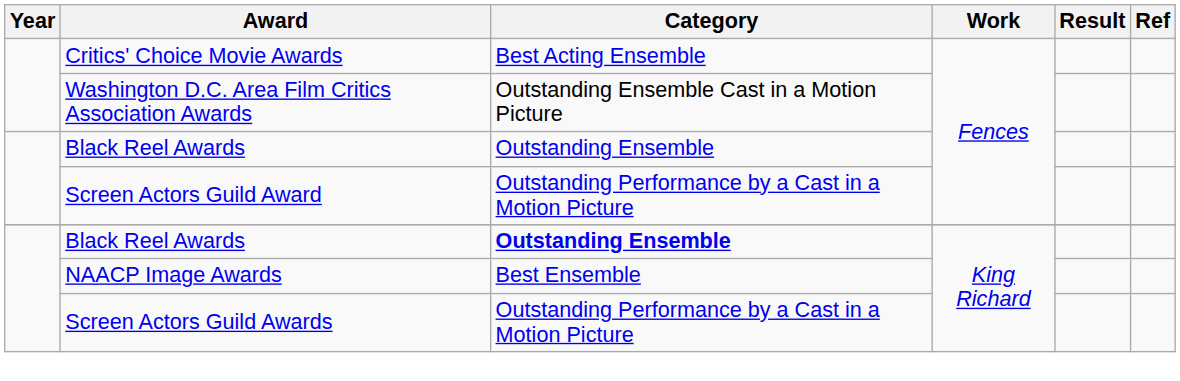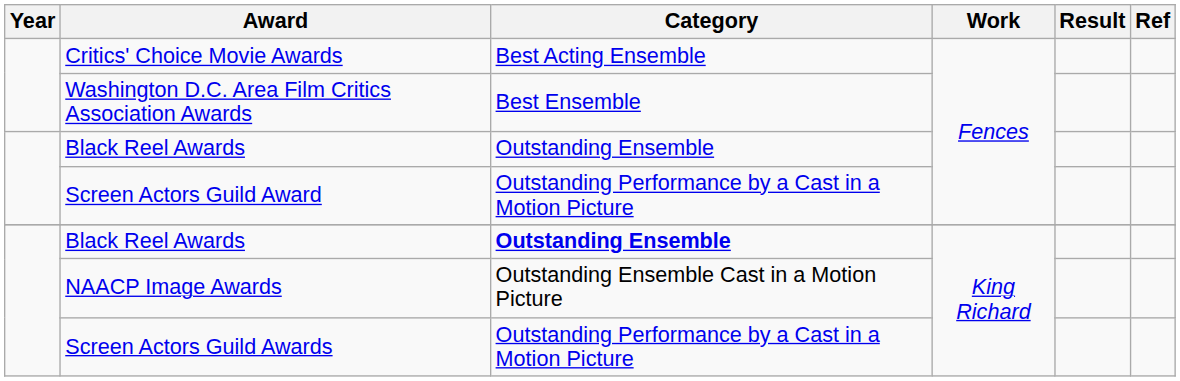(686, 102) Outstanding Ensemble Cast in a Motion Picture -> (568, 102) Best Ensemble
(568, 275) Best Ensemble -> (686, 287) Outstanding Ensemble Cast in a Motion Picture
